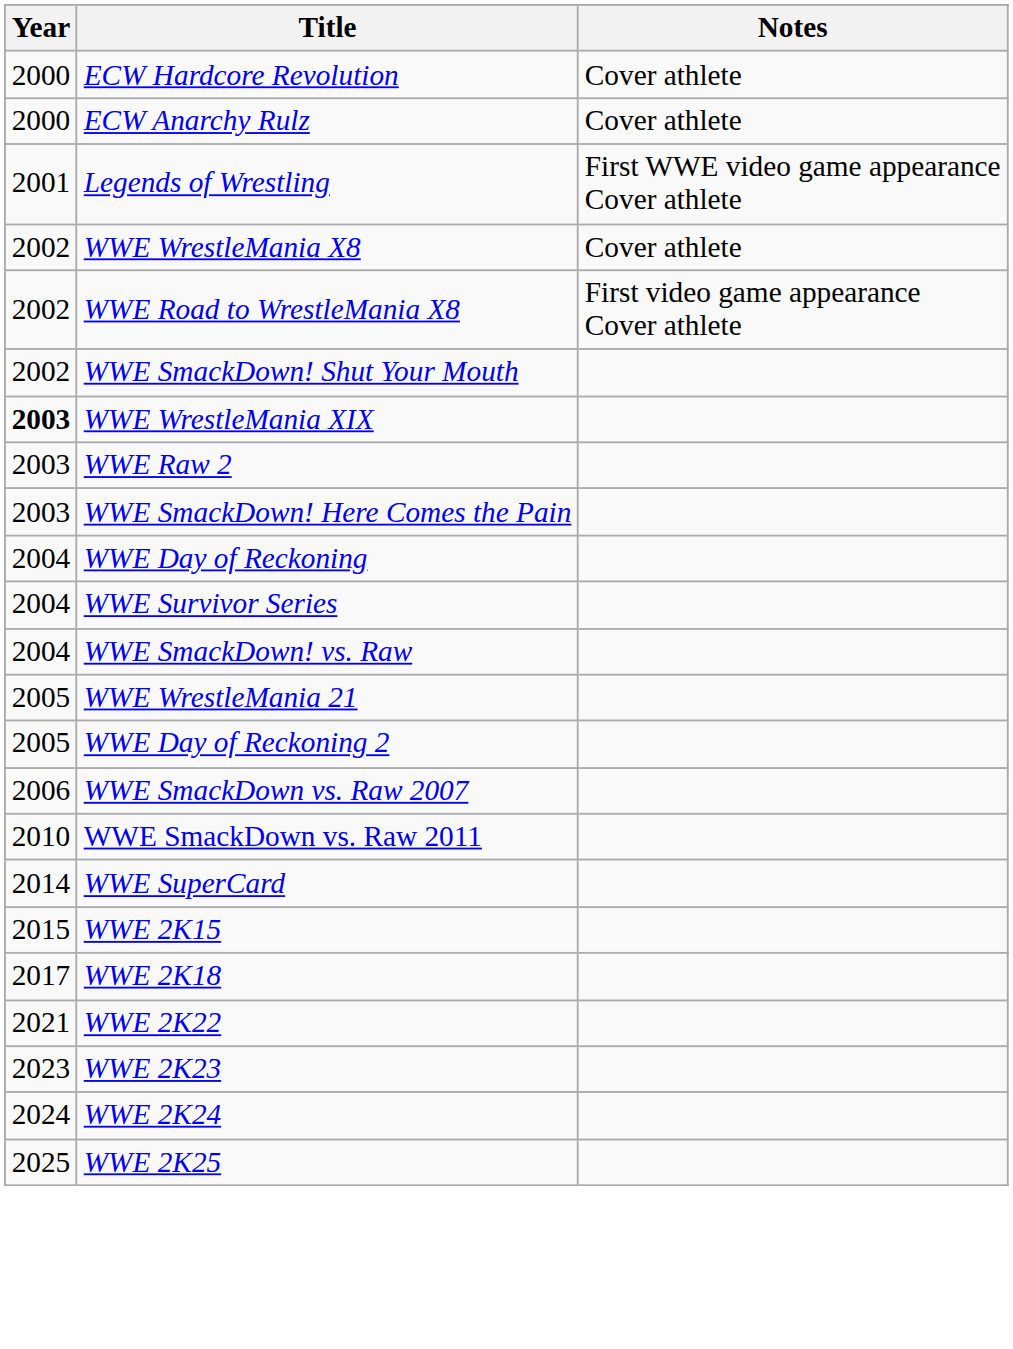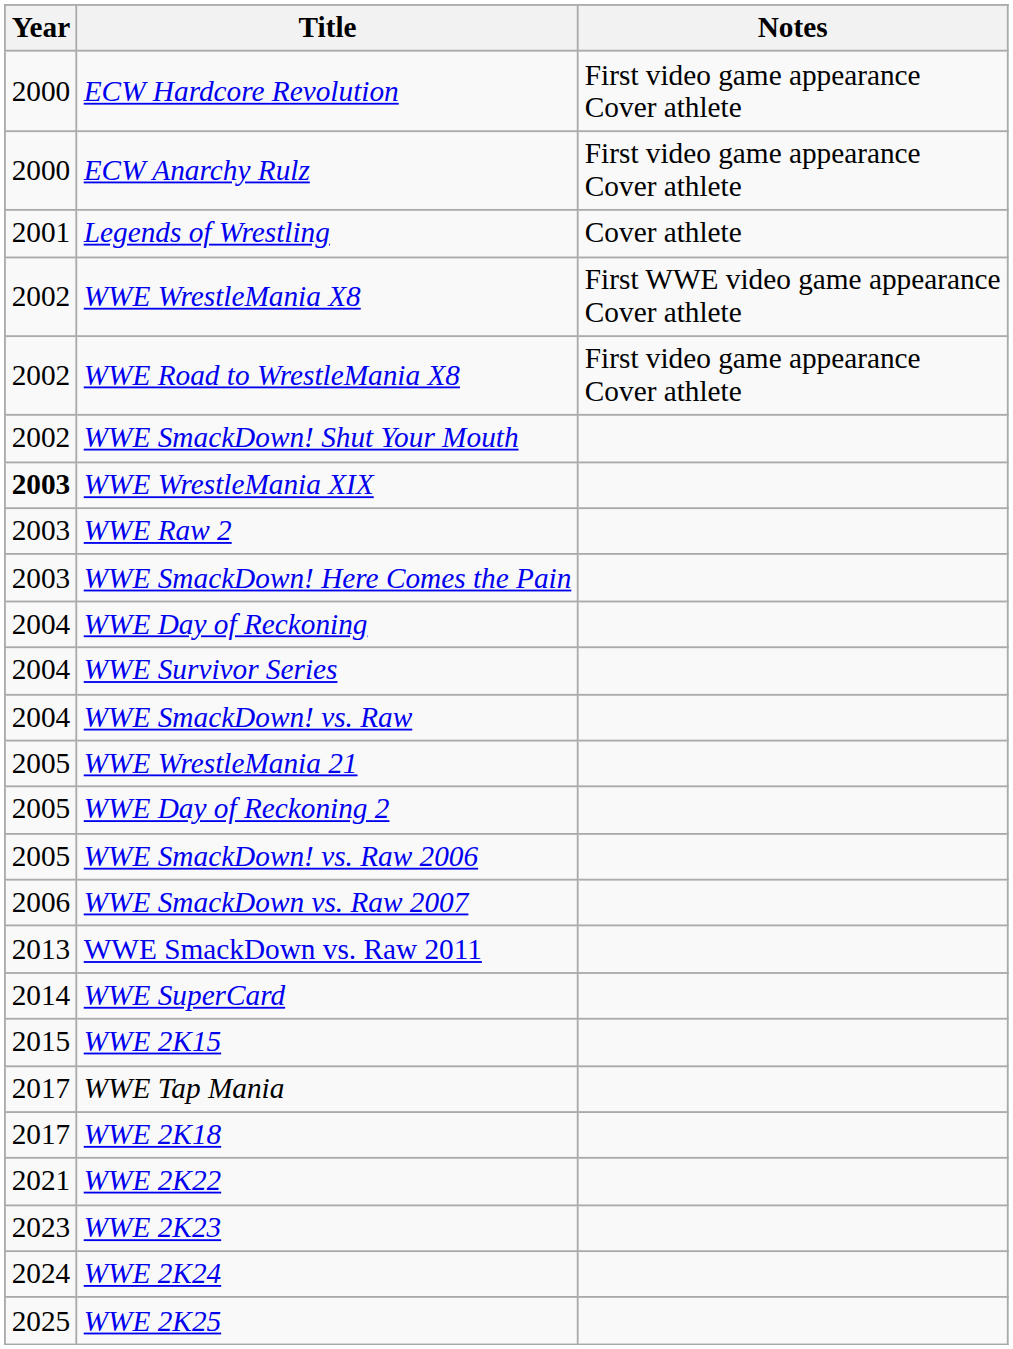(663, 74) Cover athlete -> (753, 90) First video game appearance Cover athlete
(663, 120) Cover athlete -> (753, 170) First video game appearance Cover athlete
(793, 183) First WWE video game appearance Cover athlete -> (663, 232) Cover athlete
(663, 246) Cover athlete -> (793, 295) First WWE video game appearance Cover athlete
+ row: (281, 856)
(41, 836) 2010 -> (41, 948) 2013
+ row: (184, 1088)
